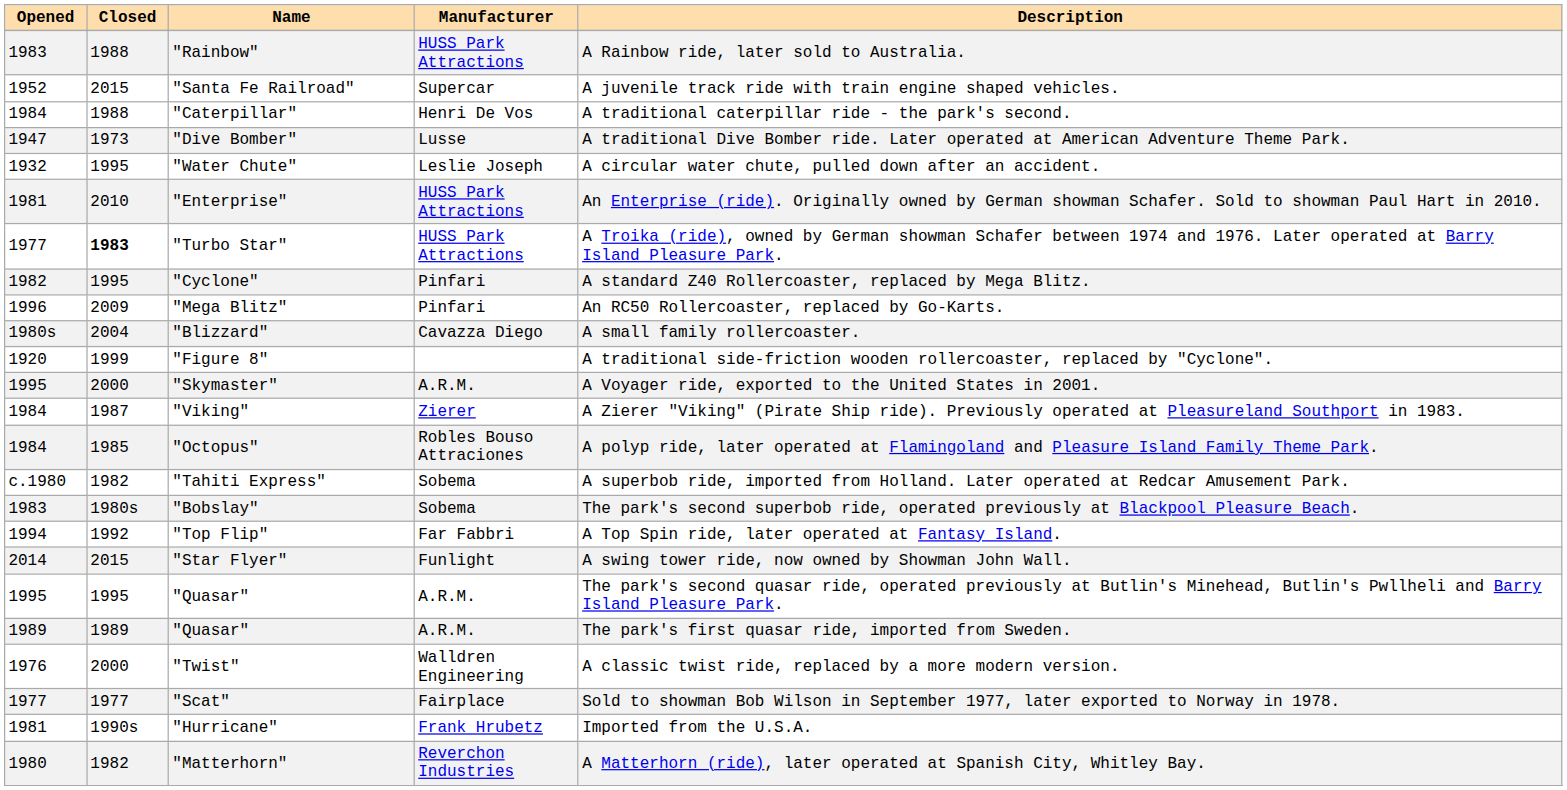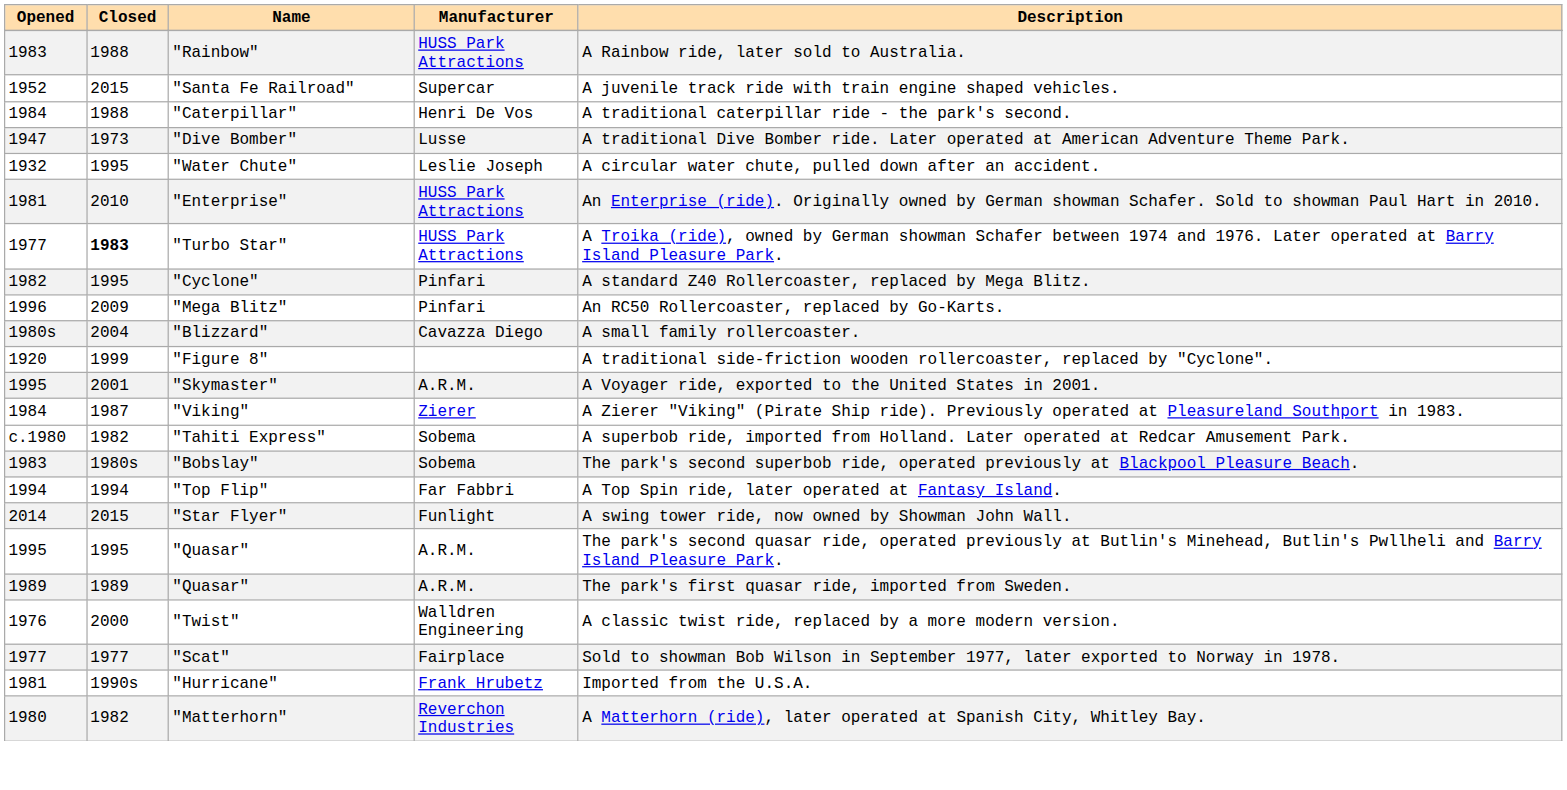(110, 386) 2000 -> (110, 386) 2001
- row: (28, 447)
(110, 534) 1992 -> (110, 490) 1994
